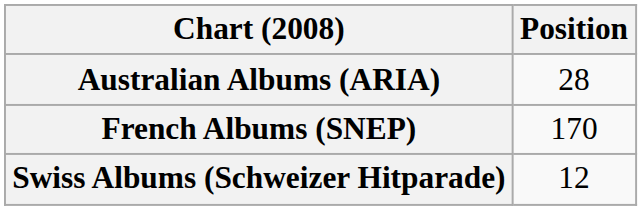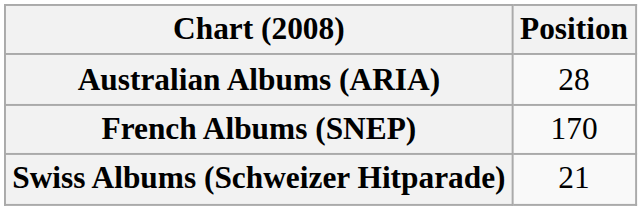(574, 178) 12 -> (574, 178) 21
